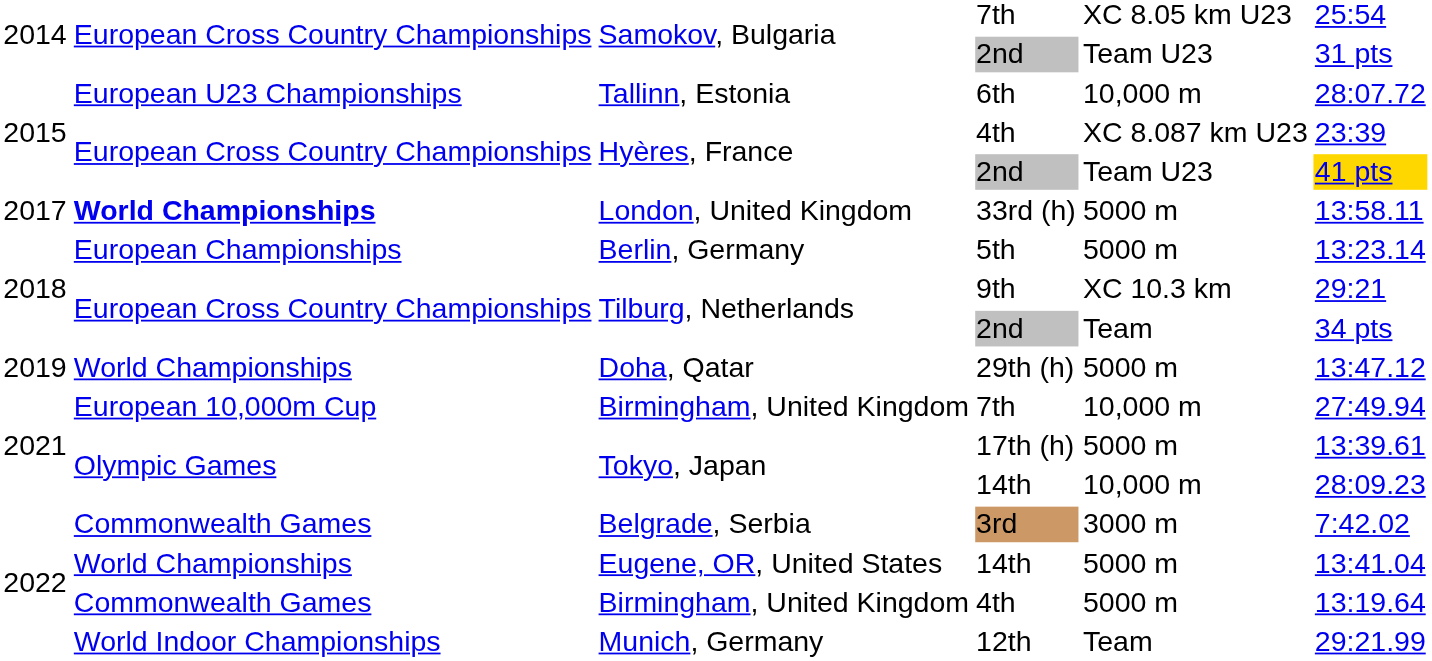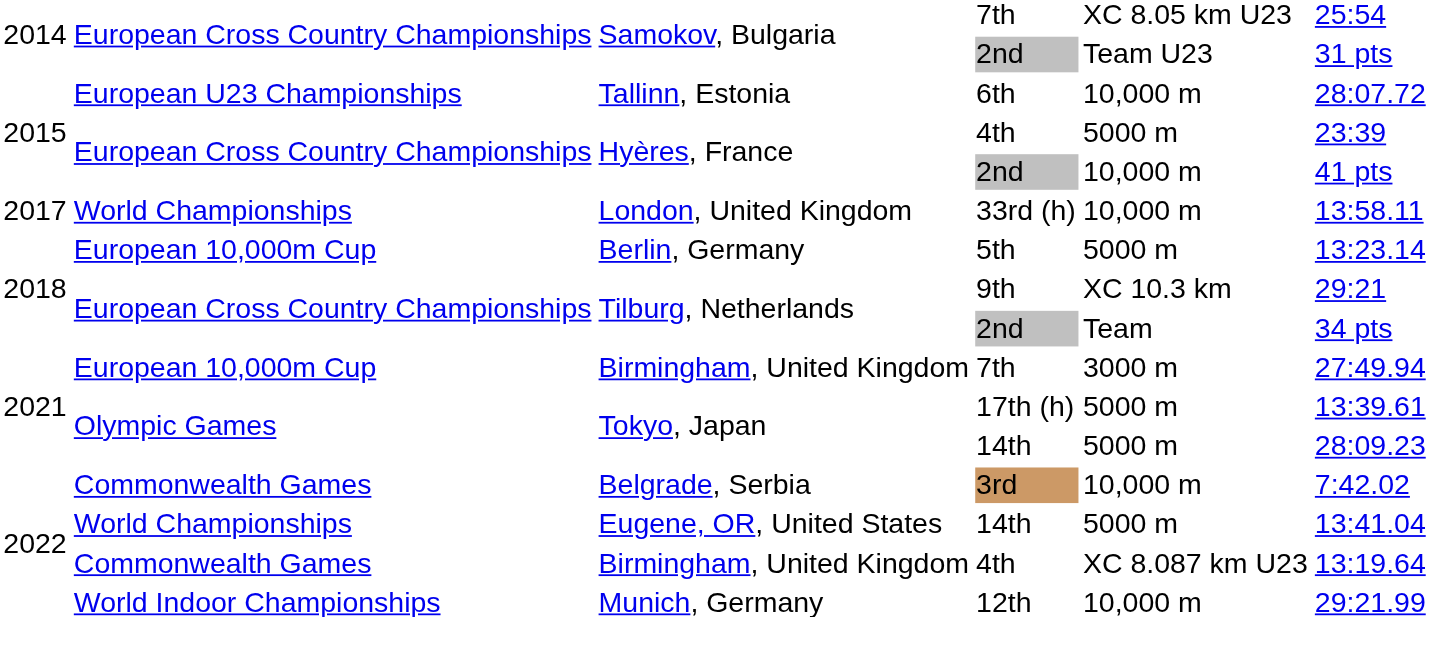(1195, 132) XC 8.087 km U23 -> (1130, 132) 5000 m
(1148, 171) Team U23 -> (1142, 171) 10,000 m
(1354, 171) gold background -> (1354, 171) no background
(225, 210) bold -> (213, 210) normal
(1130, 210) 5000 m -> (1142, 210) 10,000 m
(238, 249) European Championships -> (225, 249) European 10,000m Cup
- row: (676, 367)
(1142, 406) 10,000 m -> (1130, 367) 3000 m
(1142, 484) 10,000 m -> (1130, 445) 5000 m
(1130, 524) 3000 m -> (1142, 484) 10,000 m
(1130, 602) 5000 m -> (1195, 563) XC 8.087 km U23
(1118, 641) Team -> (1142, 602) 10,000 m
